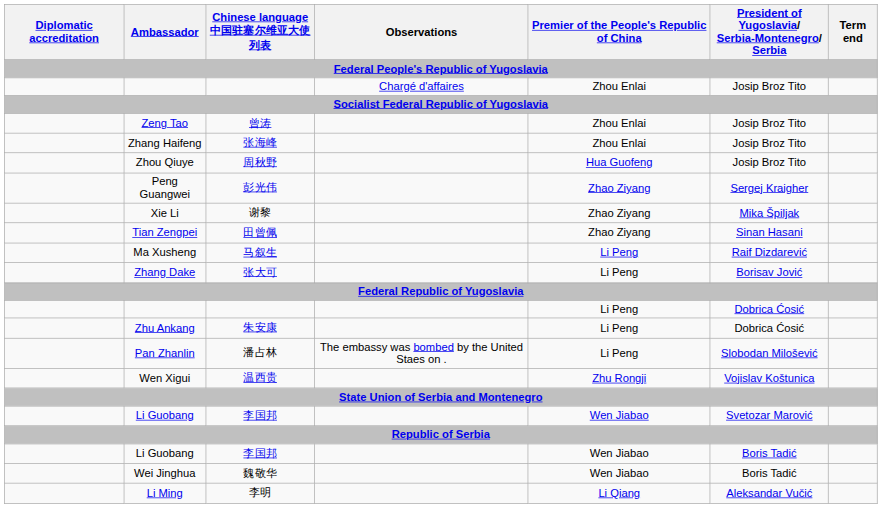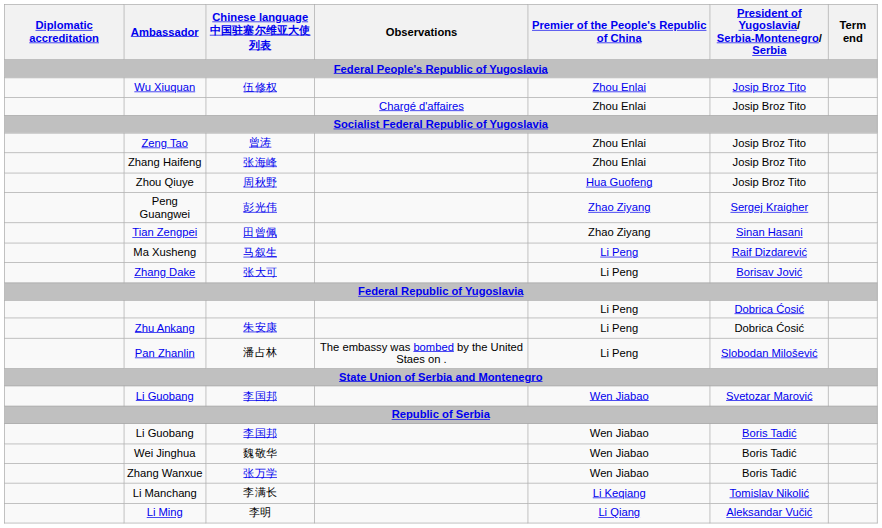+ row: (165, 87)
- row: (165, 213)
- row: (165, 378)
+ row: (165, 473)
+ row: (165, 493)
